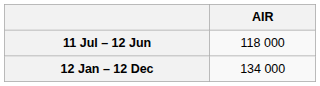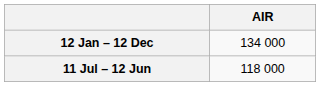rows swapped: (107, 68) <-> (107, 43)
